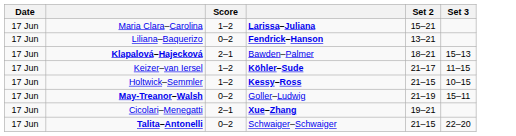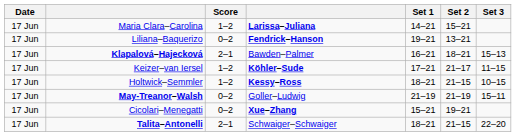+ column: (423, 12)
(226, 110) 2–1 -> (226, 110) 0–2
(226, 125) 0–2 -> (226, 125) 2–1
